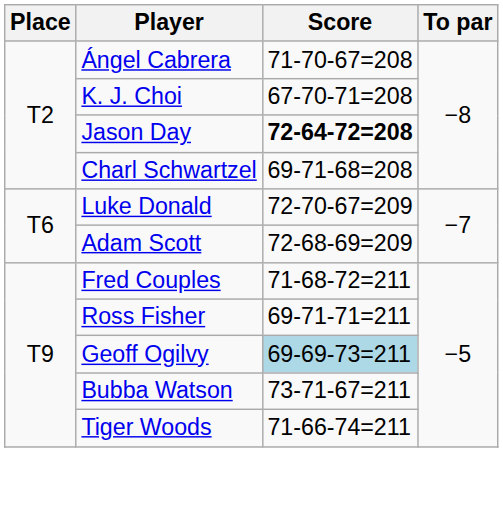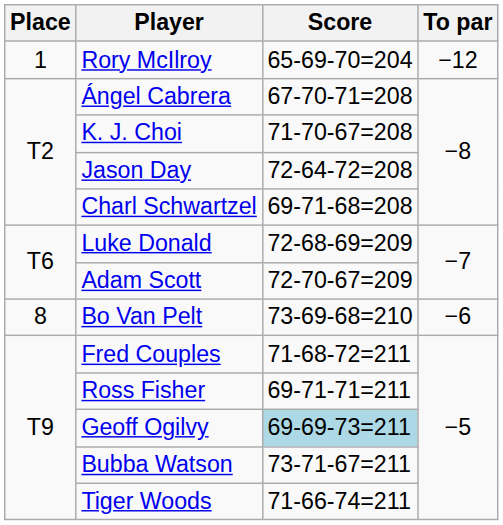+ row: (146, 59)
(340, 59) 71-70-67=208 -> (340, 96) 67-70-71=208
(340, 96) 67-70-71=208 -> (340, 133) 71-70-67=208
(340, 133) bold -> (340, 170) normal
(340, 206) 72-70-67=209 -> (340, 243) 72-68-69=209
(340, 243) 72-68-69=209 -> (340, 280) 72-70-67=209
+ row: (142, 317)
